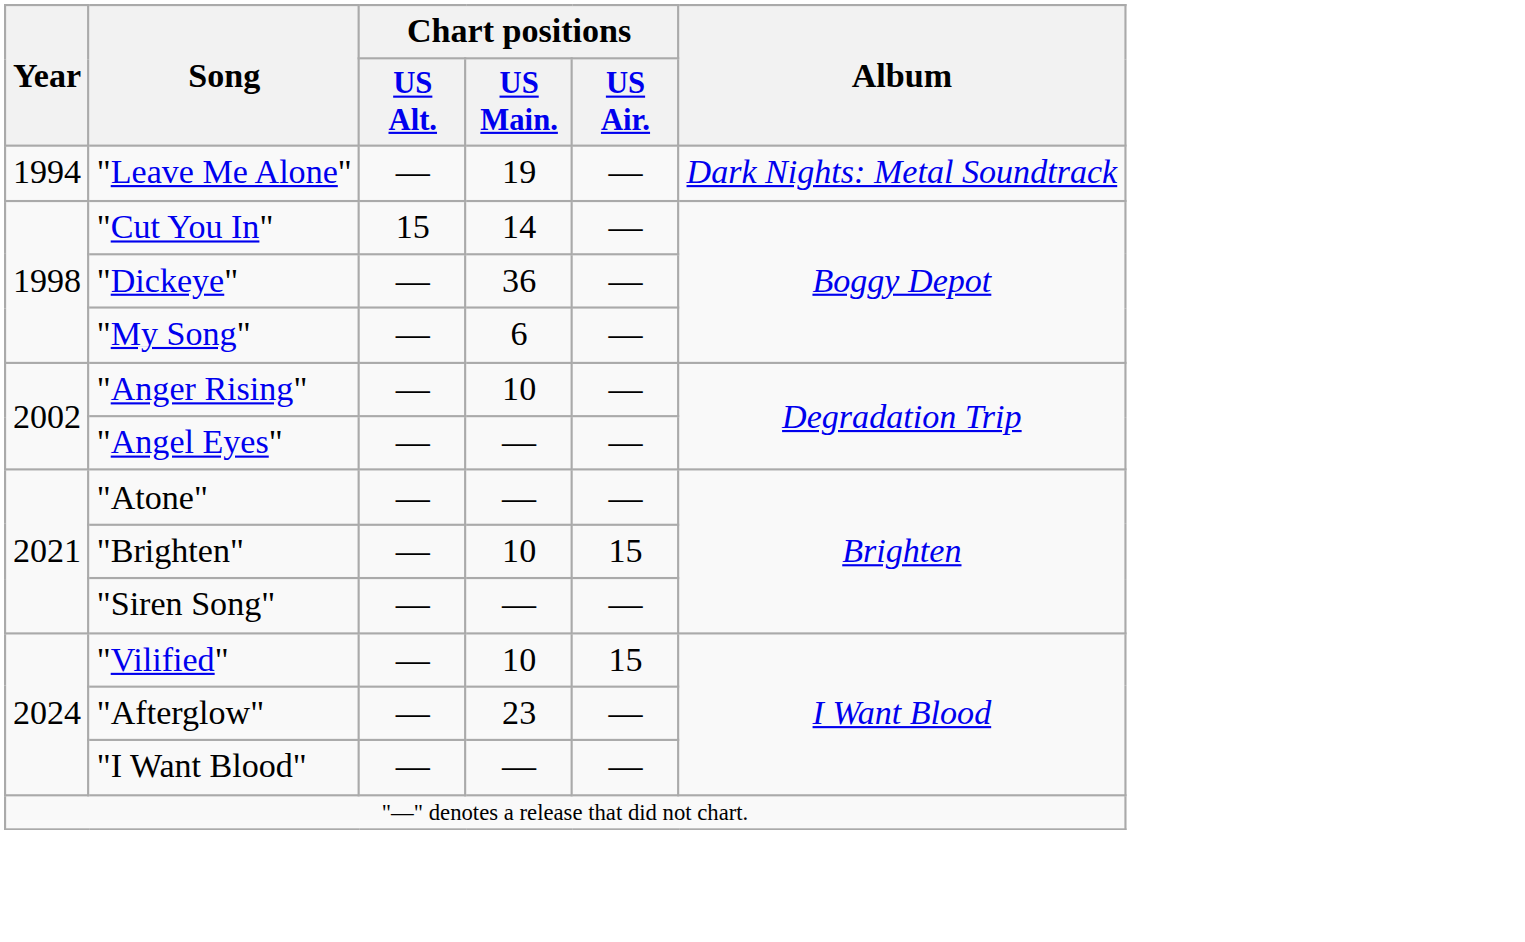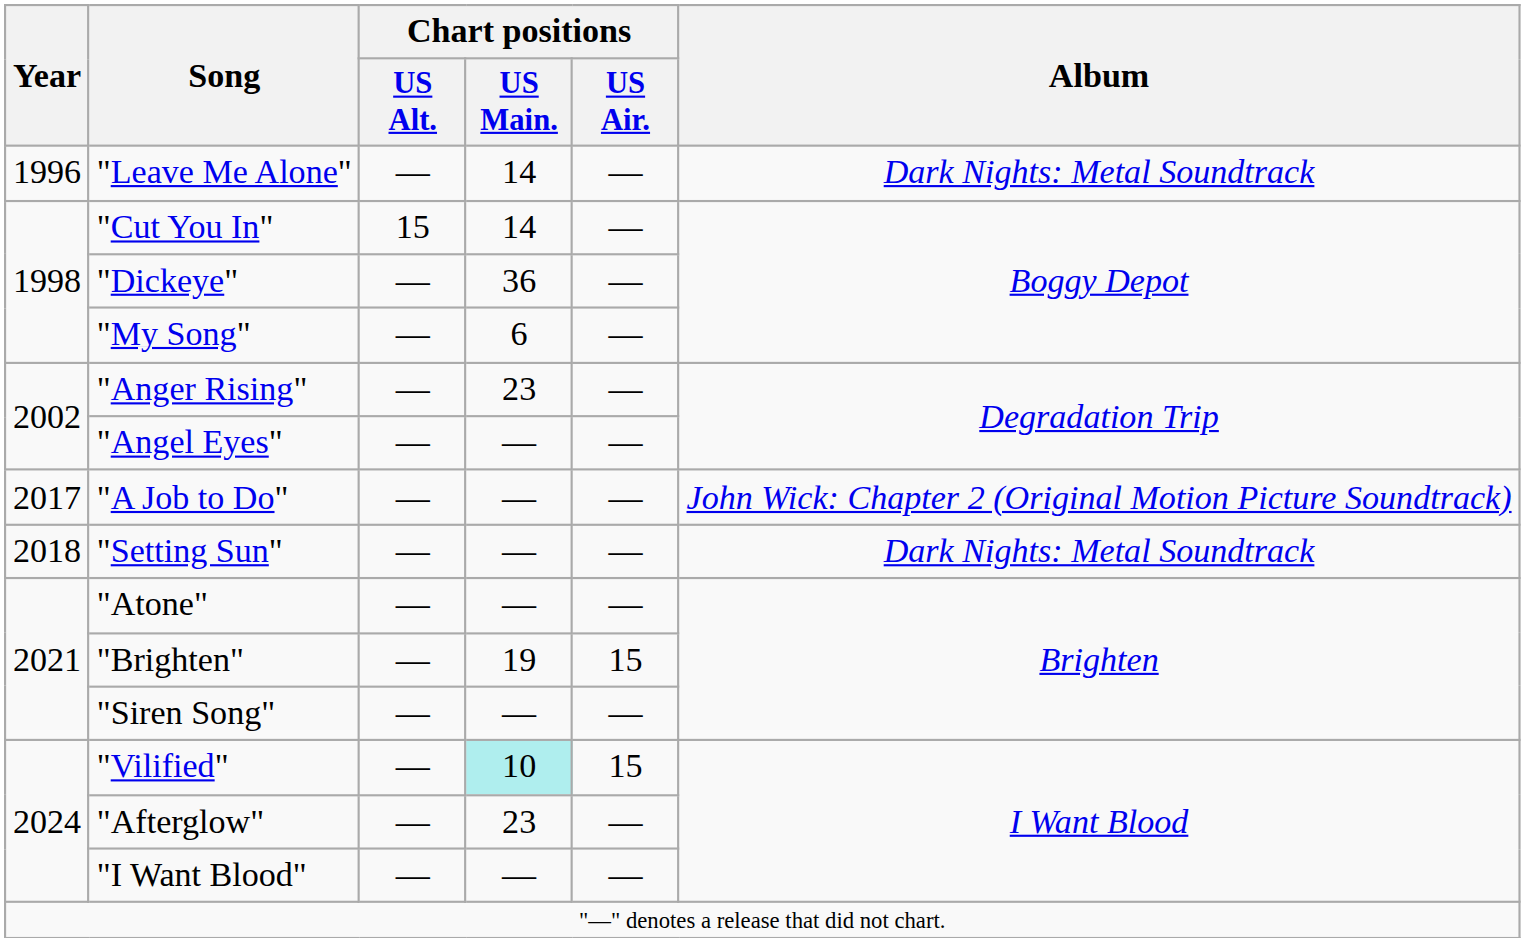(47, 172) 1994 -> (47, 172) 1996
(519, 172) 19 -> (519, 172) 14
(519, 388) 10 -> (519, 388) 23
+ row: (193, 496)
+ row: (190, 550)
(519, 550) 10 -> (519, 658) 19
(519, 658) no background -> (519, 766) paleturquoise background
